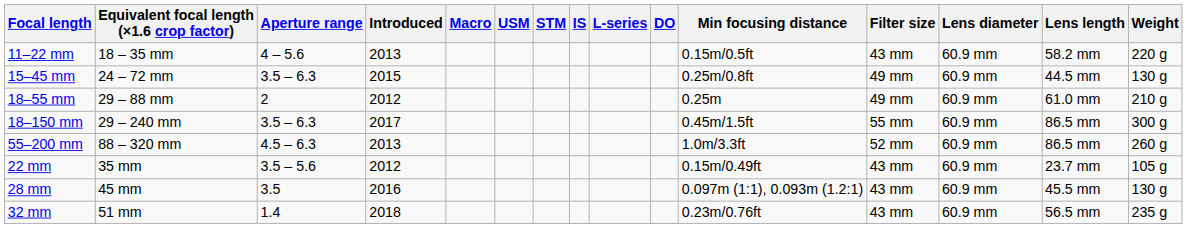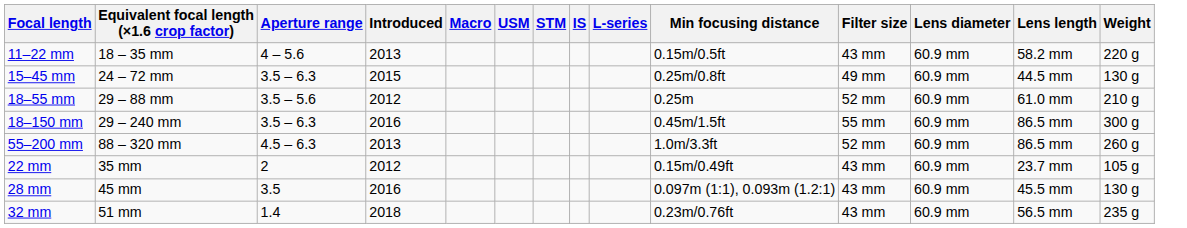- column: (665, 23)
(265, 99) 2 -> (288, 99) 3.5 – 5.6
(891, 99) 49 mm -> (864, 99) 52 mm
(385, 122) 2017 -> (385, 122) 2016
(288, 167) 3.5 – 5.6 -> (265, 167) 2
